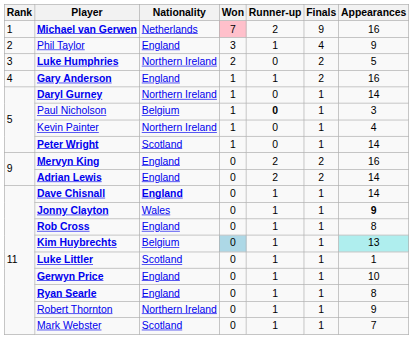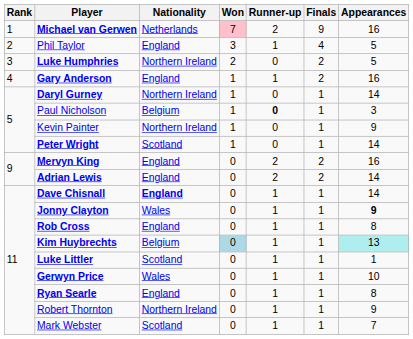(374, 45) 9 -> (374, 45) 5
(374, 128) 4 -> (374, 128) 9
(161, 276) England -> (156, 276) Wales
